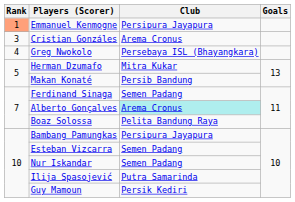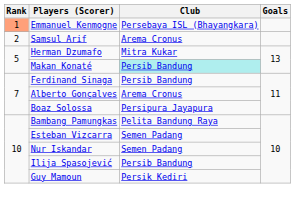(167, 25) Persipura Jayapura -> (190, 25) Persebaya ISL (Bhayangkara)
+ row: (59, 39)
- row: (74, 39)
- row: (61, 53)
(157, 80) no background -> (157, 66) paleturquoise background
(152, 94) Semen Padang -> (157, 80) Persib Bandung
(152, 108) paleturquoise background -> (152, 94) no background
(170, 121) Pelita Bandung Raya -> (167, 108) Persipura Jayapura
(167, 135) Persipura Jayapura -> (170, 121) Pelita Bandung Raya
(159, 176) Putra Samarinda -> (157, 163) Persib Bandung
